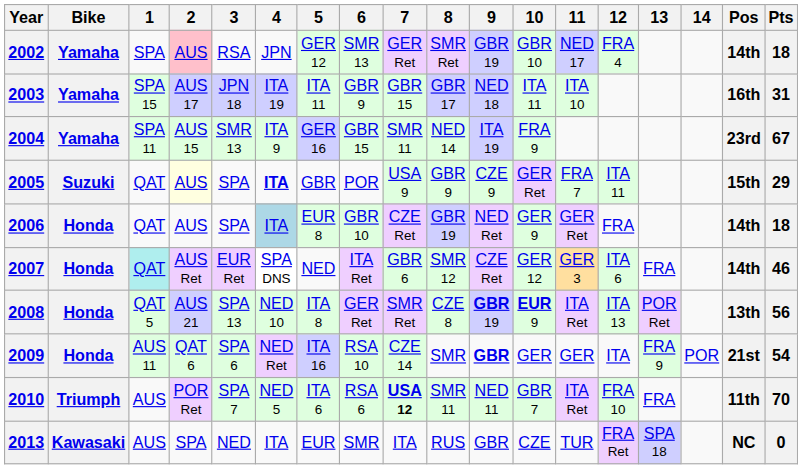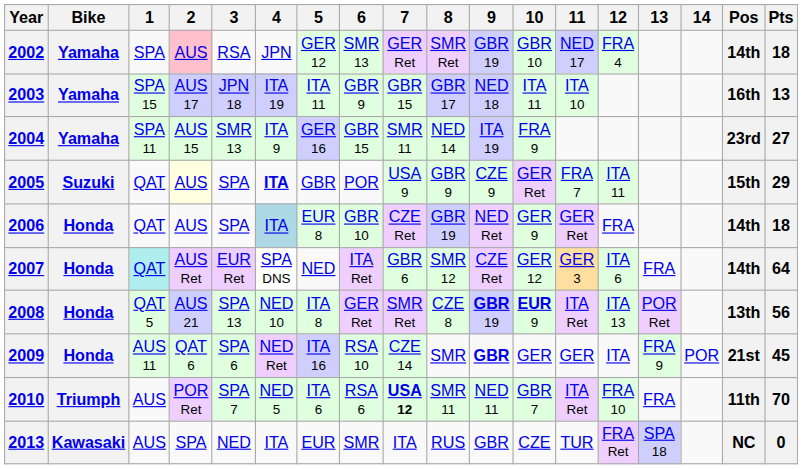(781, 96) 31 -> (781, 96) 13
(781, 139) 67 -> (781, 139) 27
(781, 269) 46 -> (781, 269) 64
(781, 356) 54 -> (781, 356) 45
